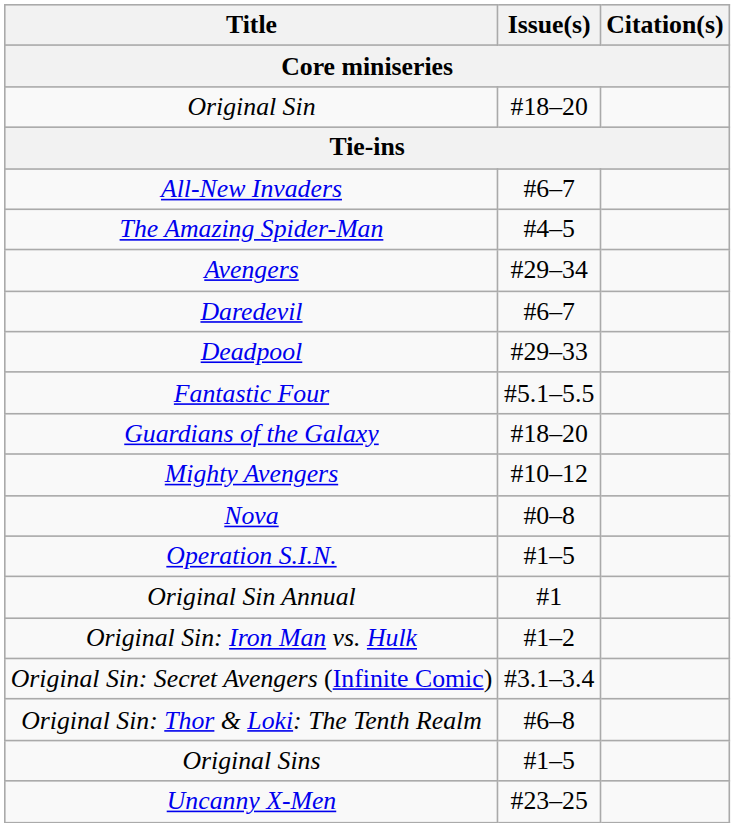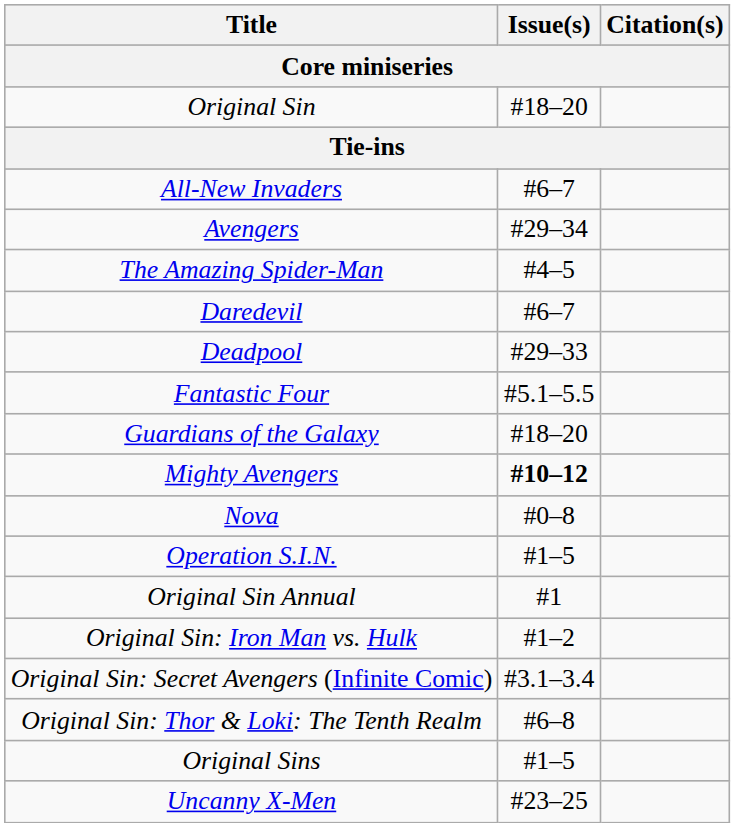rows swapped: (251, 229) <-> (251, 270)
(549, 474) normal -> (549, 474) bold
